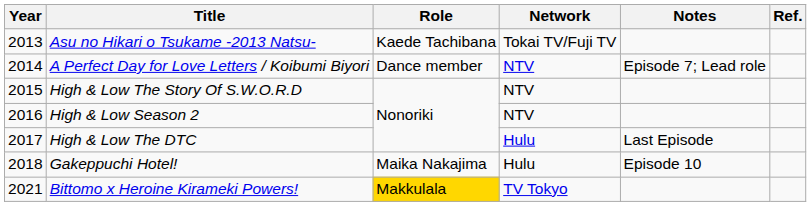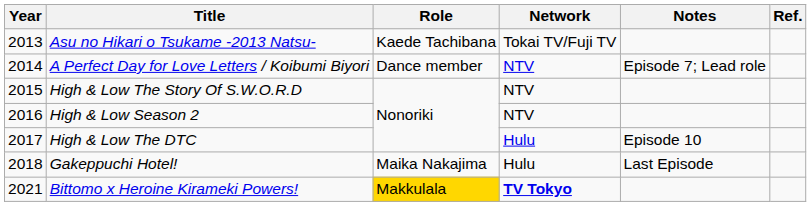(668, 139) Last Episode -> (662, 139) Episode 10
(662, 164) Episode 10 -> (668, 164) Last Episode
(535, 189) normal -> (538, 189) bold
